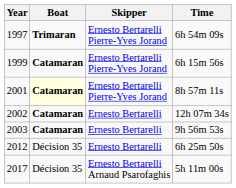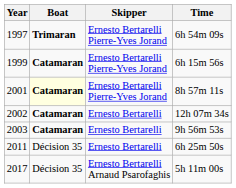(17, 146) 2012 -> (17, 146) 2011
